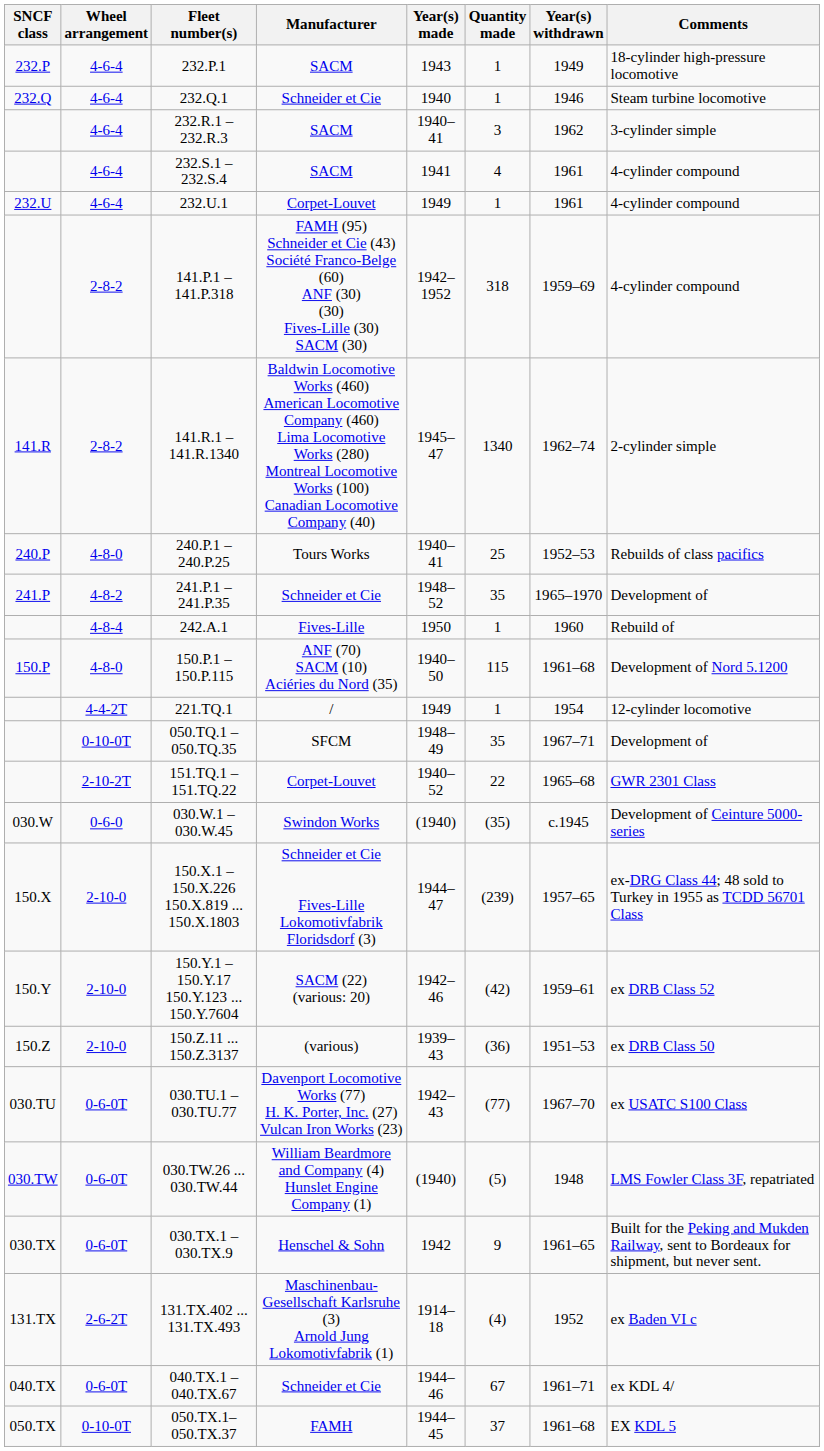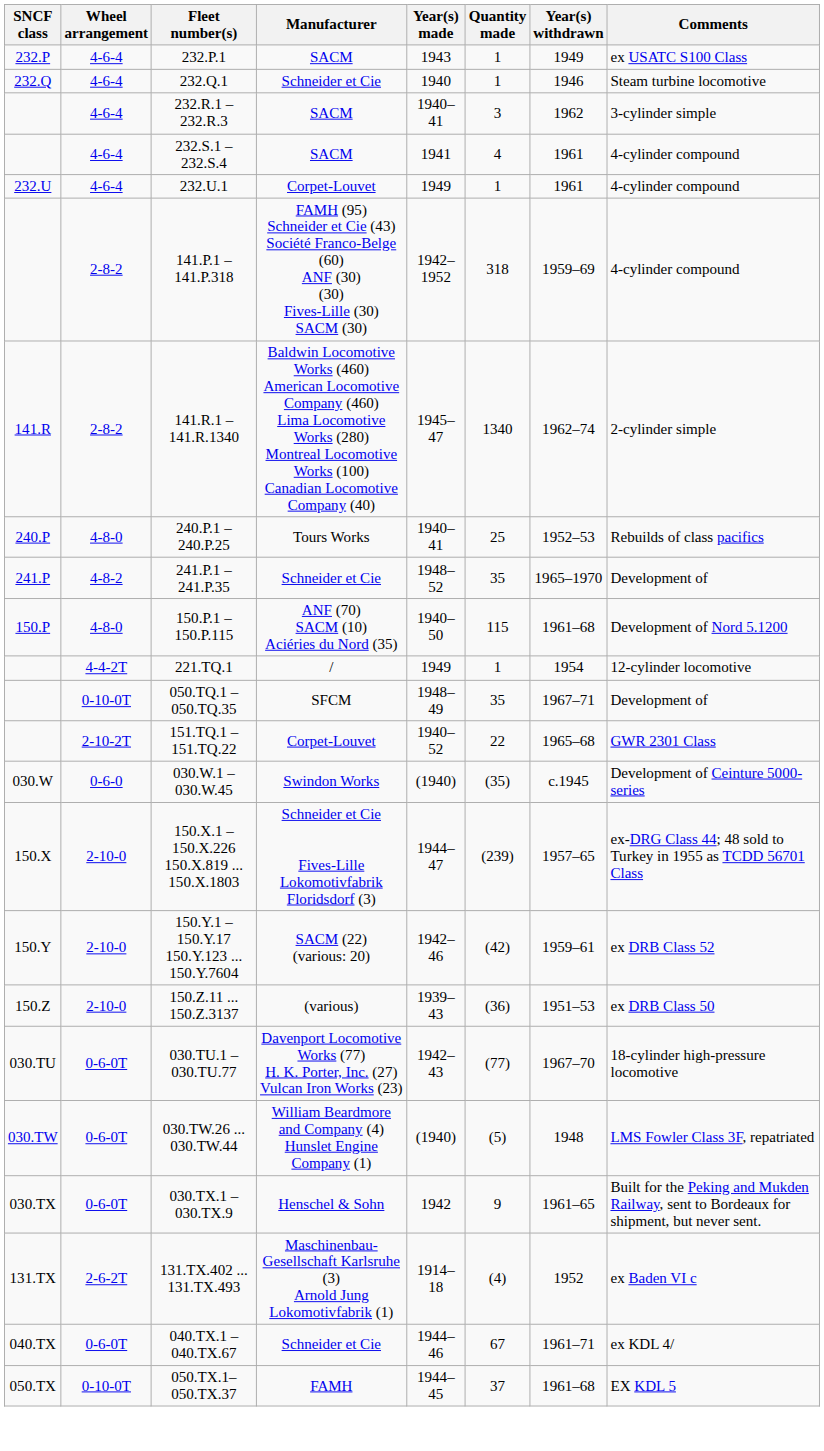(688, 65) 18-cylinder high-pressure locomotive -> (679, 57) ex USATC S100 Class
- row: (204, 627)
(679, 1104) ex USATC S100 Class -> (688, 1063) 18-cylinder high-pressure locomotive
